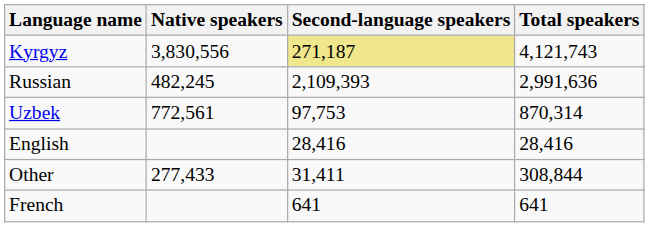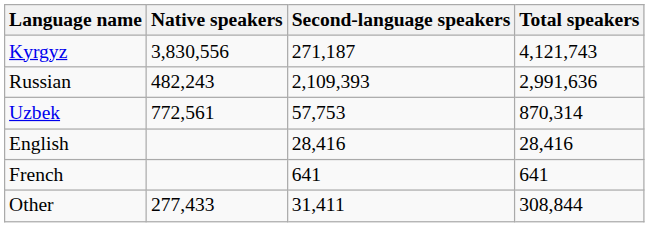(323, 50) khaki background -> (323, 50) no background
(183, 81) 482,245 -> (183, 81) 482,243
(319, 112) 97,753 -> (319, 112) 57,753
rows swapped: (36, 205) <-> (31, 174)
